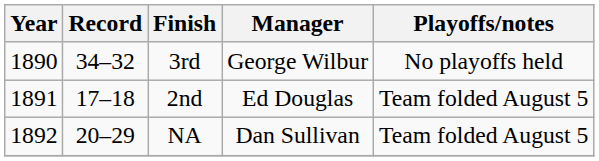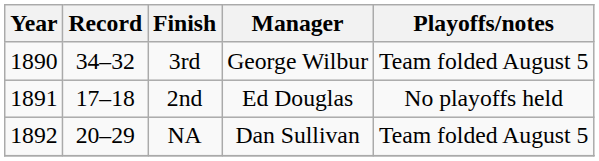(484, 60) No playoffs held -> (484, 60) Team folded August 5
(484, 98) Team folded August 5 -> (484, 98) No playoffs held
